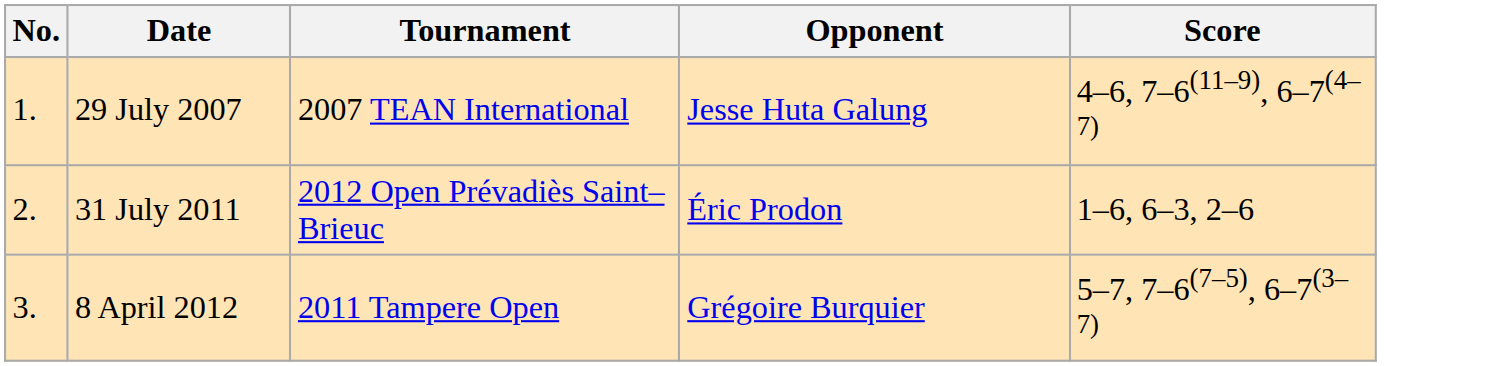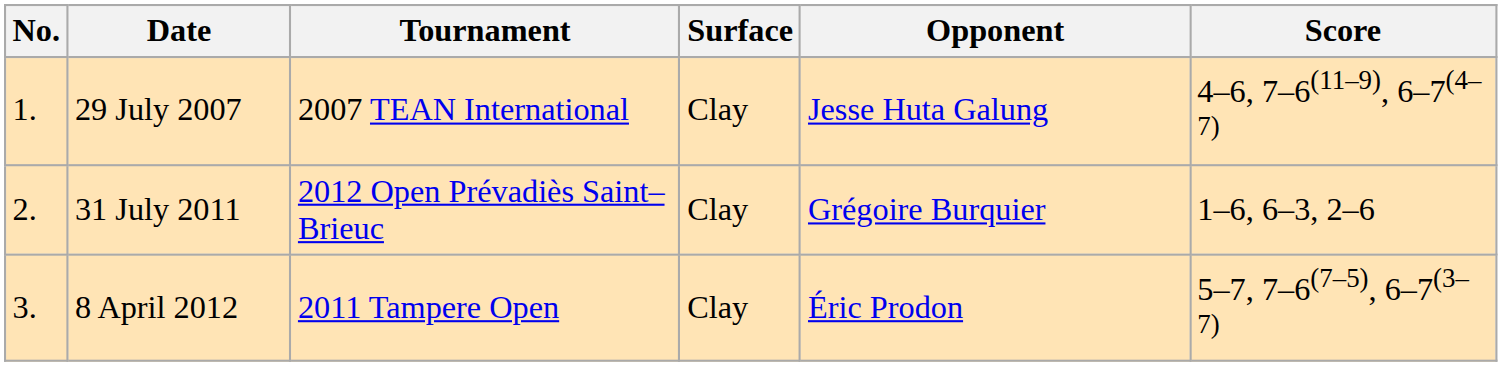+ column: (740, 30)
(765, 208) Éric Prodon -> (927, 208) Grégoire Burquier
(806, 307) Grégoire Burquier -> (886, 307) Éric Prodon
